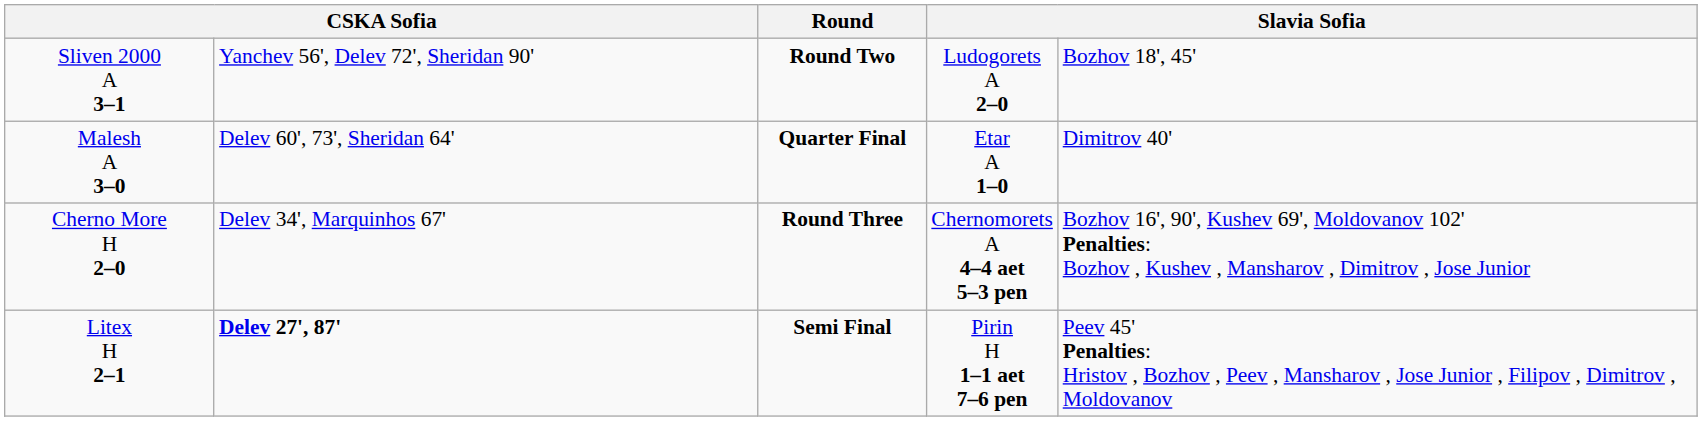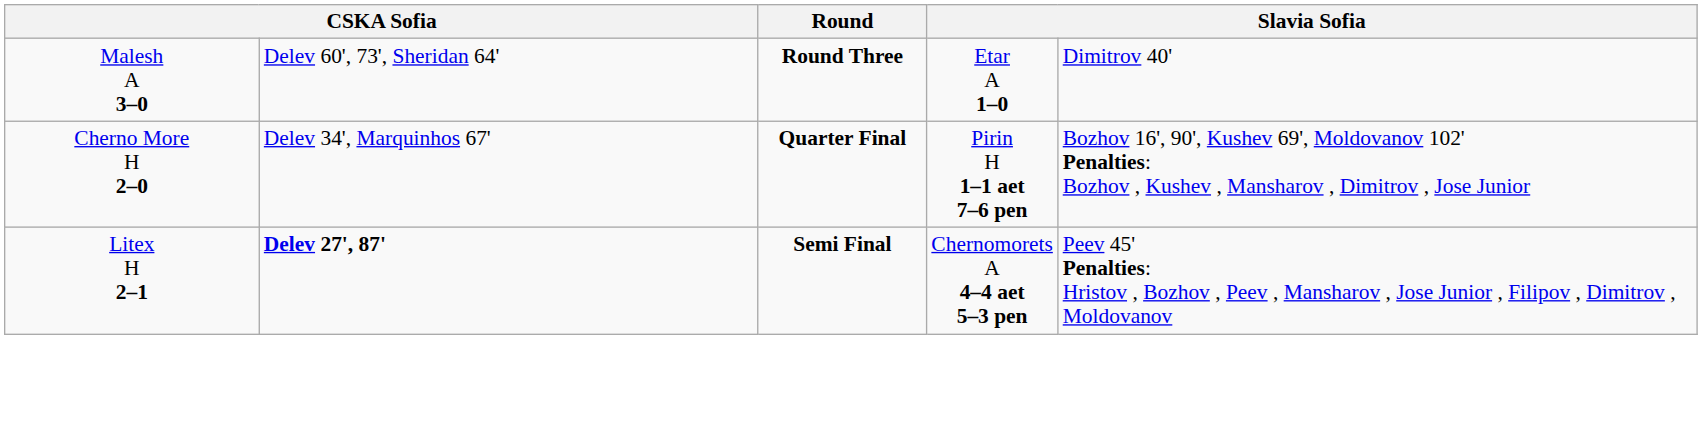- row: (109, 79)
(842, 137) Quarter Final -> (842, 55) Round Three
(842, 219) Round Three -> (842, 137) Quarter Final
(992, 256) Chernomorets A 4–4 aet 5–3 pen -> (992, 173) Pirin H 1–1 aet 7–6 pen
(992, 362) Pirin H 1–1 aet 7–6 pen -> (992, 280) Chernomorets A 4–4 aet 5–3 pen
